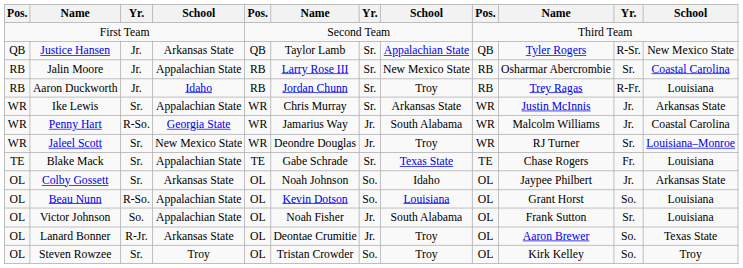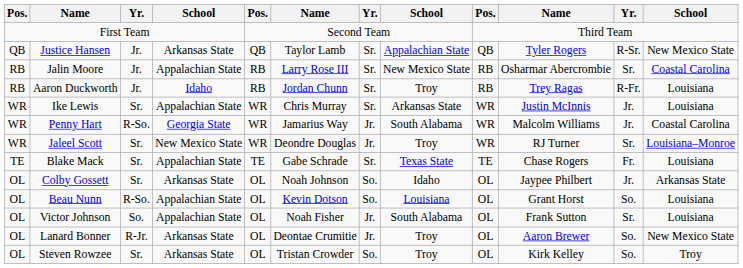(691, 106) Arkansas State -> (691, 106) Louisiana
(691, 236) Texas State -> (691, 236) New Mexico State
(199, 254) Troy -> (199, 254) Arkansas State
